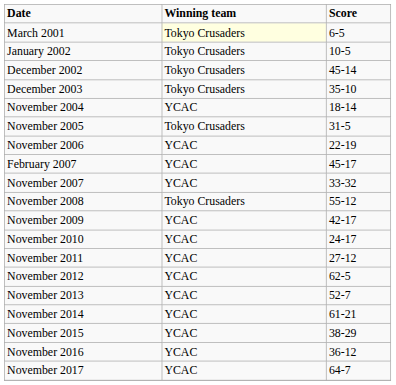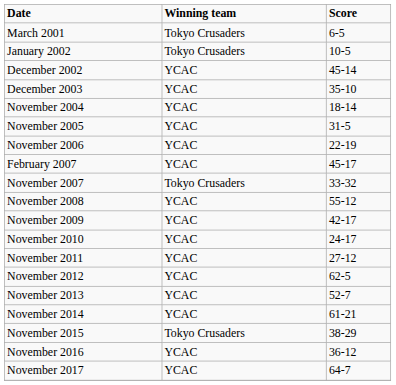(205, 32) lightyellow background -> (205, 32) no background
(205, 70) Tokyo Crusaders -> (181, 70) YCAC
(205, 88) Tokyo Crusaders -> (181, 88) YCAC
(205, 126) Tokyo Crusaders -> (181, 126) YCAC
(181, 182) YCAC -> (205, 182) Tokyo Crusaders
(205, 201) Tokyo Crusaders -> (181, 201) YCAC
(181, 333) YCAC -> (205, 333) Tokyo Crusaders
